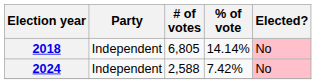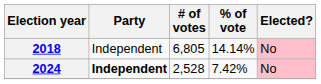(127, 68) normal -> (129, 68) bold
(184, 68) 2,588 -> (189, 68) 2,528
